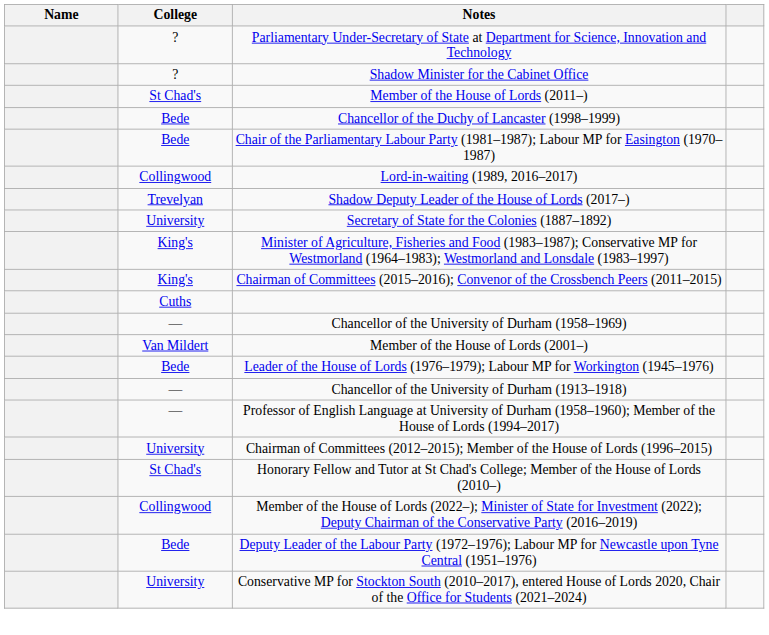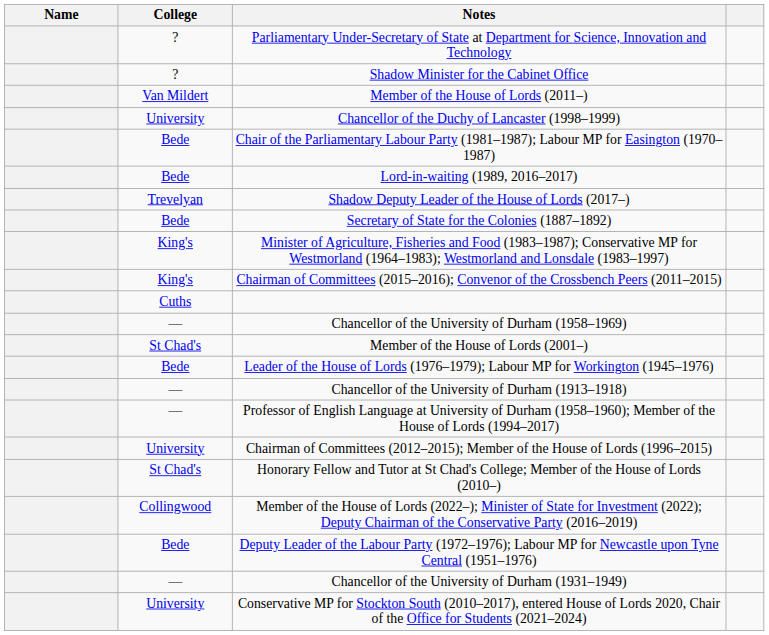(175, 96) St Chad's -> (175, 96) Van Mildert
(175, 118) Bede -> (175, 118) University
(175, 177) Collingwood -> (175, 177) Bede
(175, 220) University -> (175, 220) Bede
(175, 345) Van Mildert -> (175, 345) St Chad's
+ row: (479, 582)
